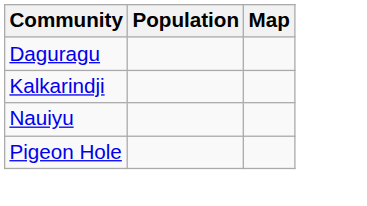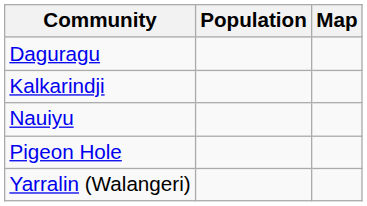+ row: (100, 184)
